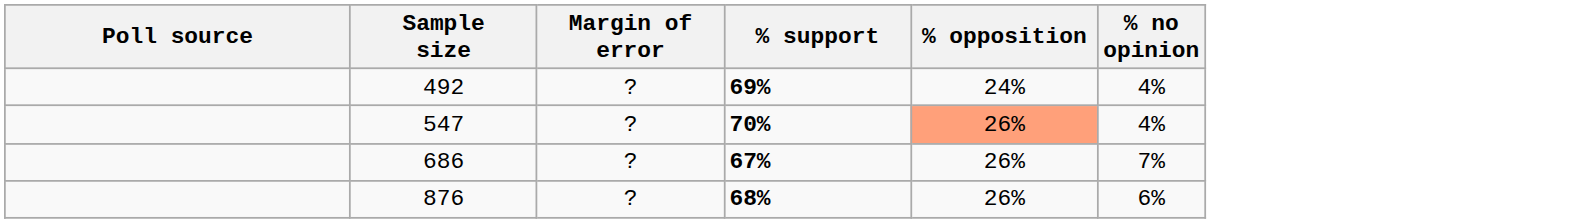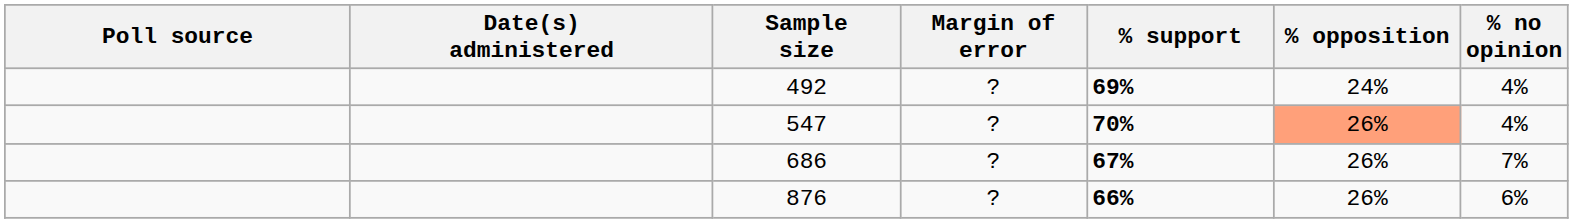+ column: (532, 37)
(750, 199) 68% -> (1113, 199) 66%
